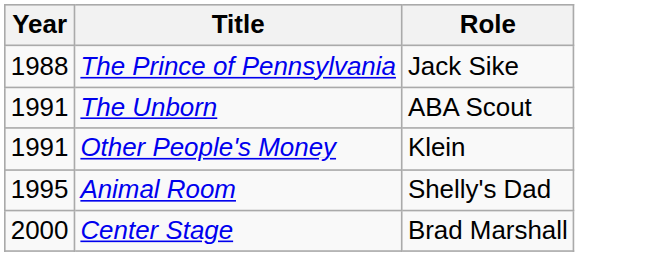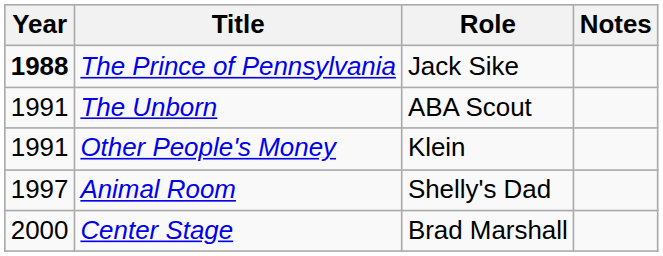+ column: (616, 25)
(40, 66) normal -> (40, 66) bold
(40, 189) 1995 -> (40, 189) 1997
